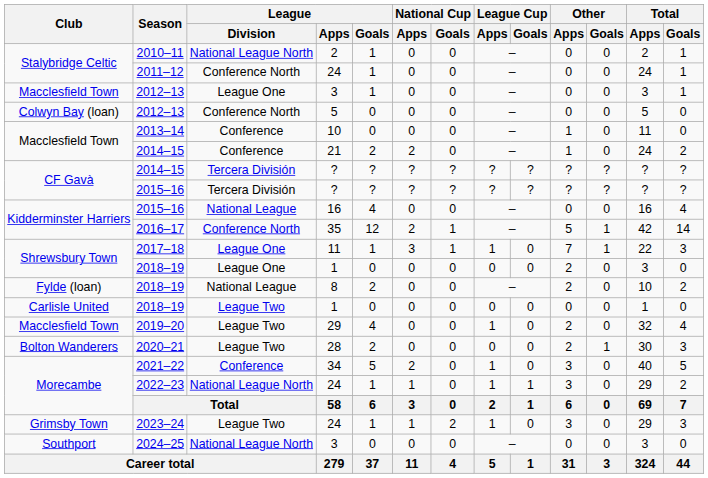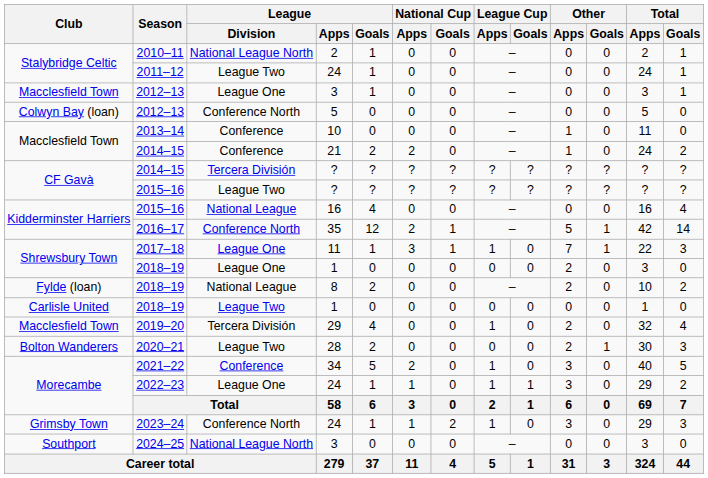(251, 72) Conference North -> (251, 72) League Two
(251, 190) Tercera División -> (251, 190) League Two
(251, 326) League Two -> (251, 326) Tercera División
(251, 385) National League North -> (251, 385) League One
(251, 424) League Two -> (251, 424) Conference North
